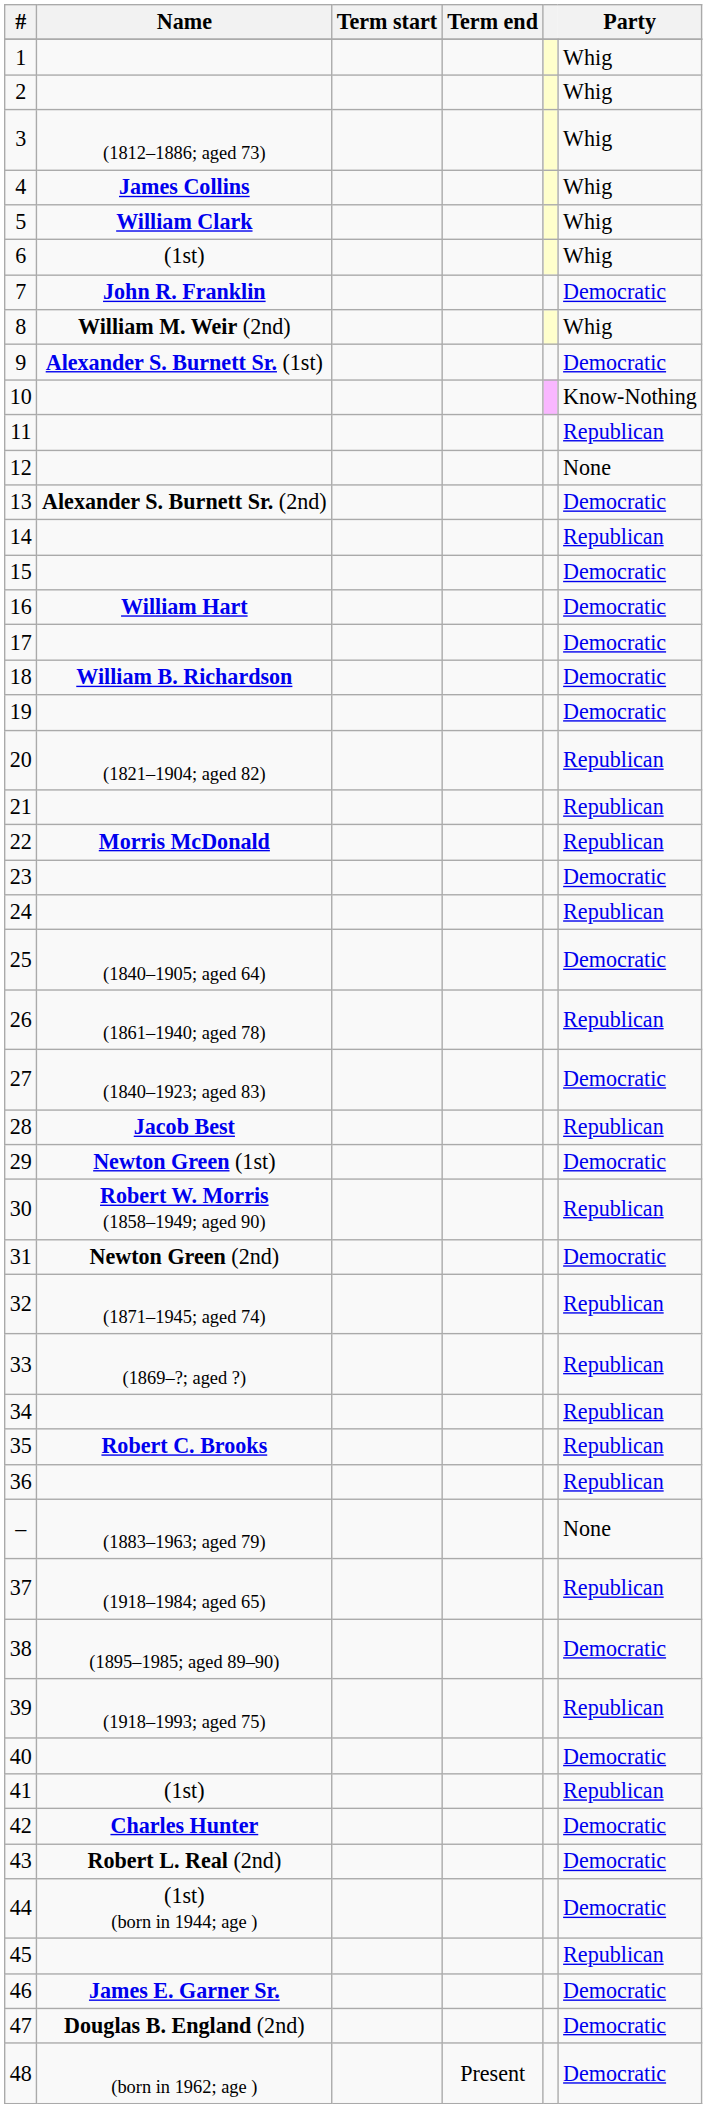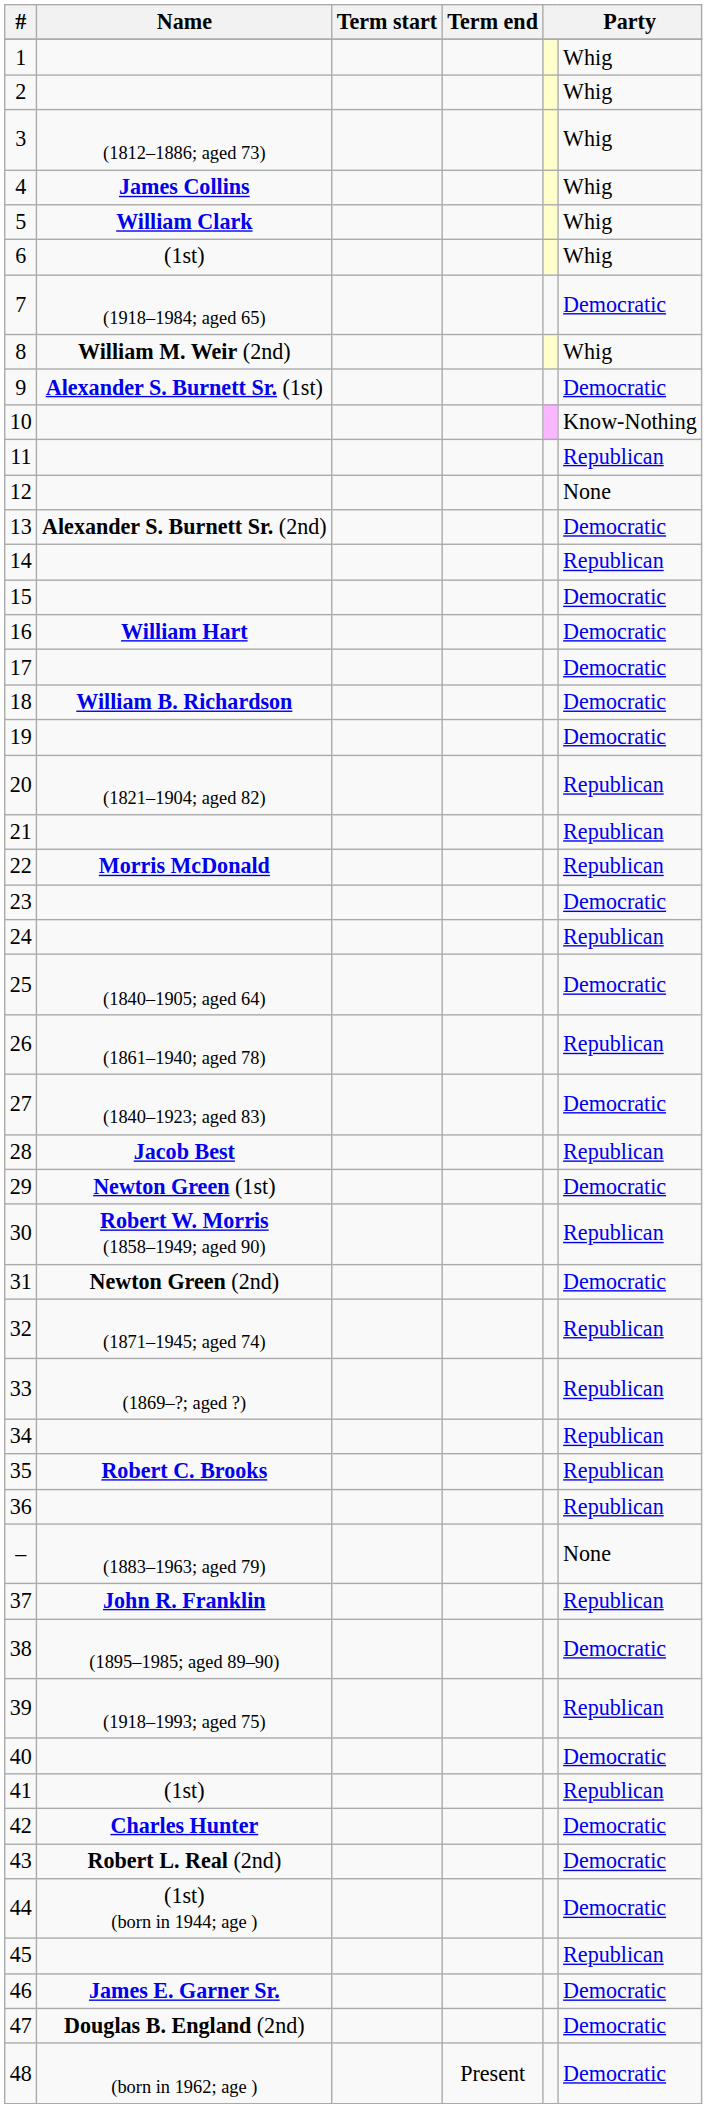(184, 291) John R. Franklin -> (184, 318) (1918–1984; aged 65)
(184, 1602) (1918–1984; aged 65) -> (184, 1601) John R. Franklin
